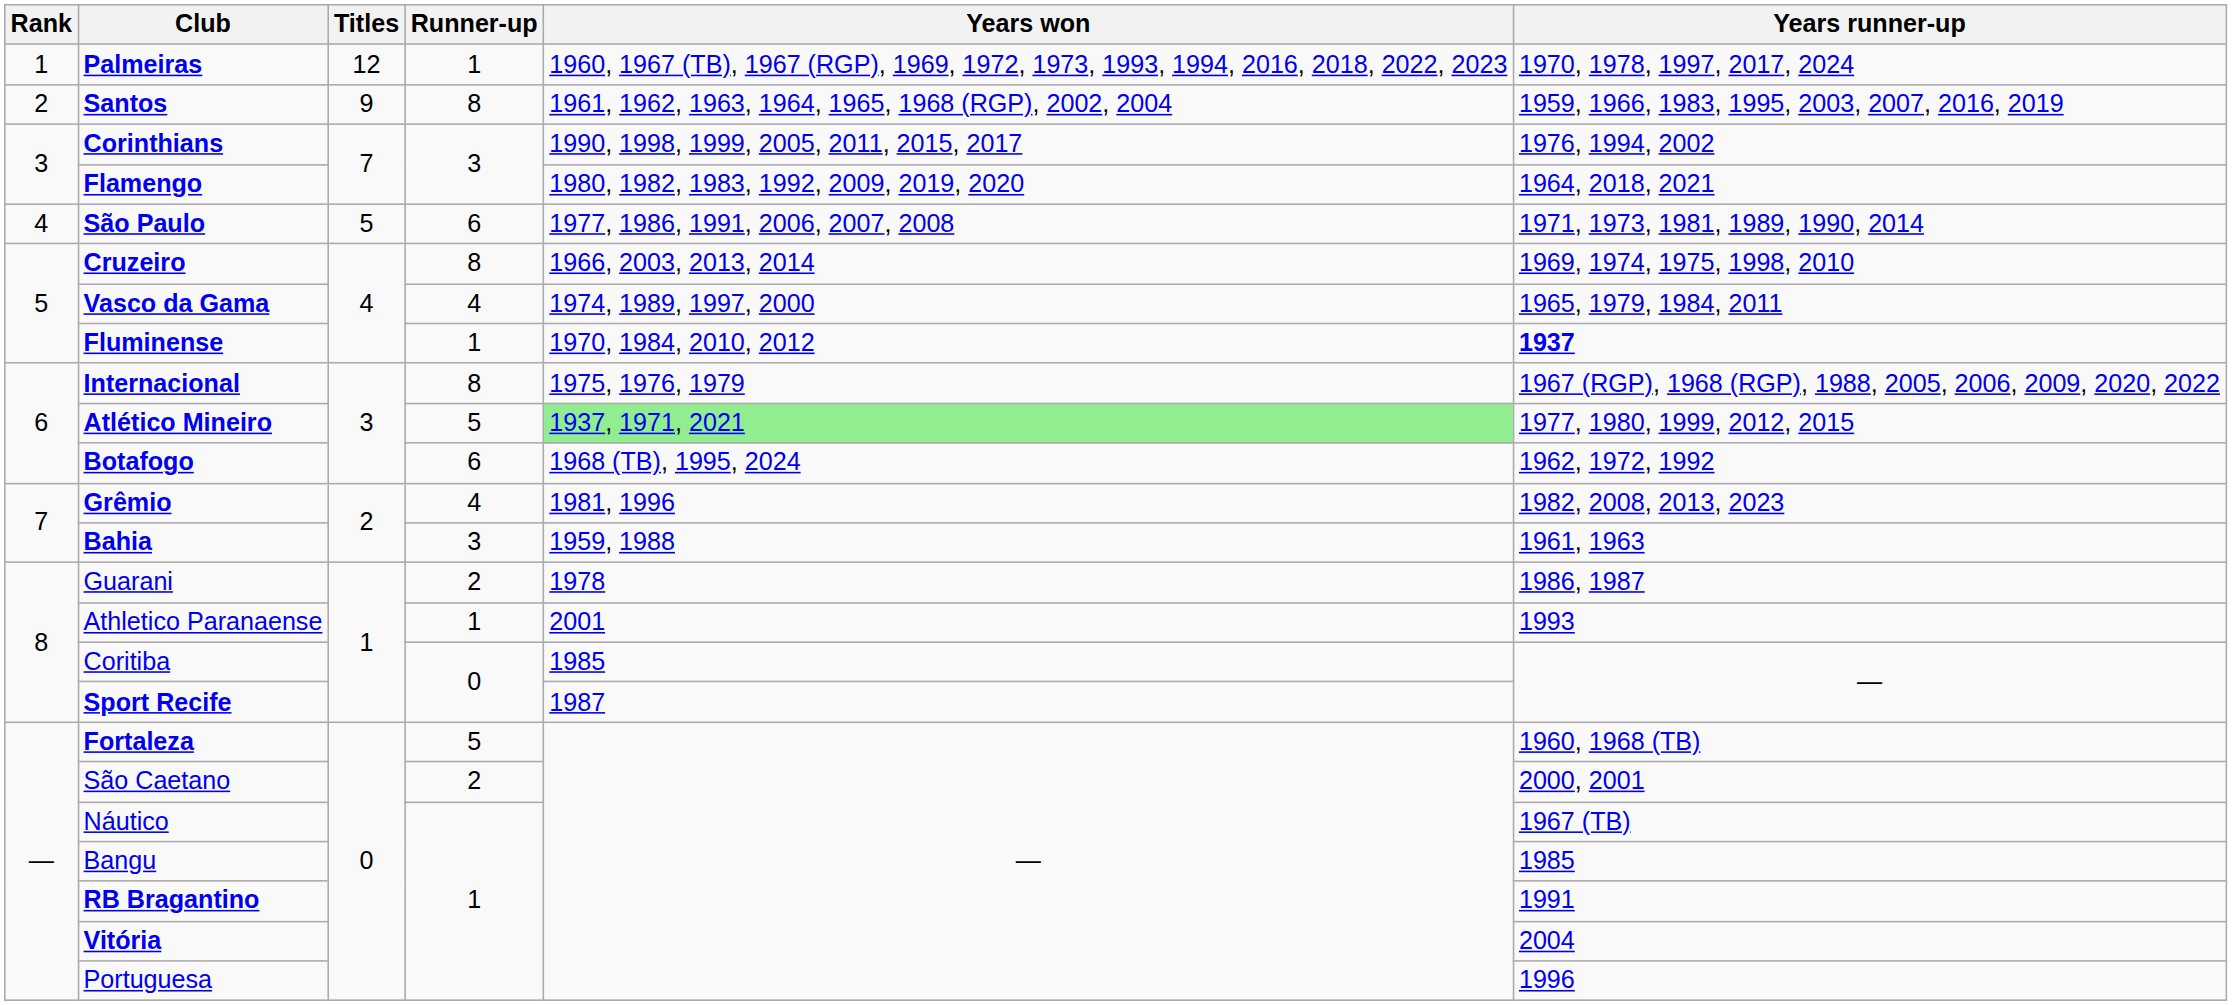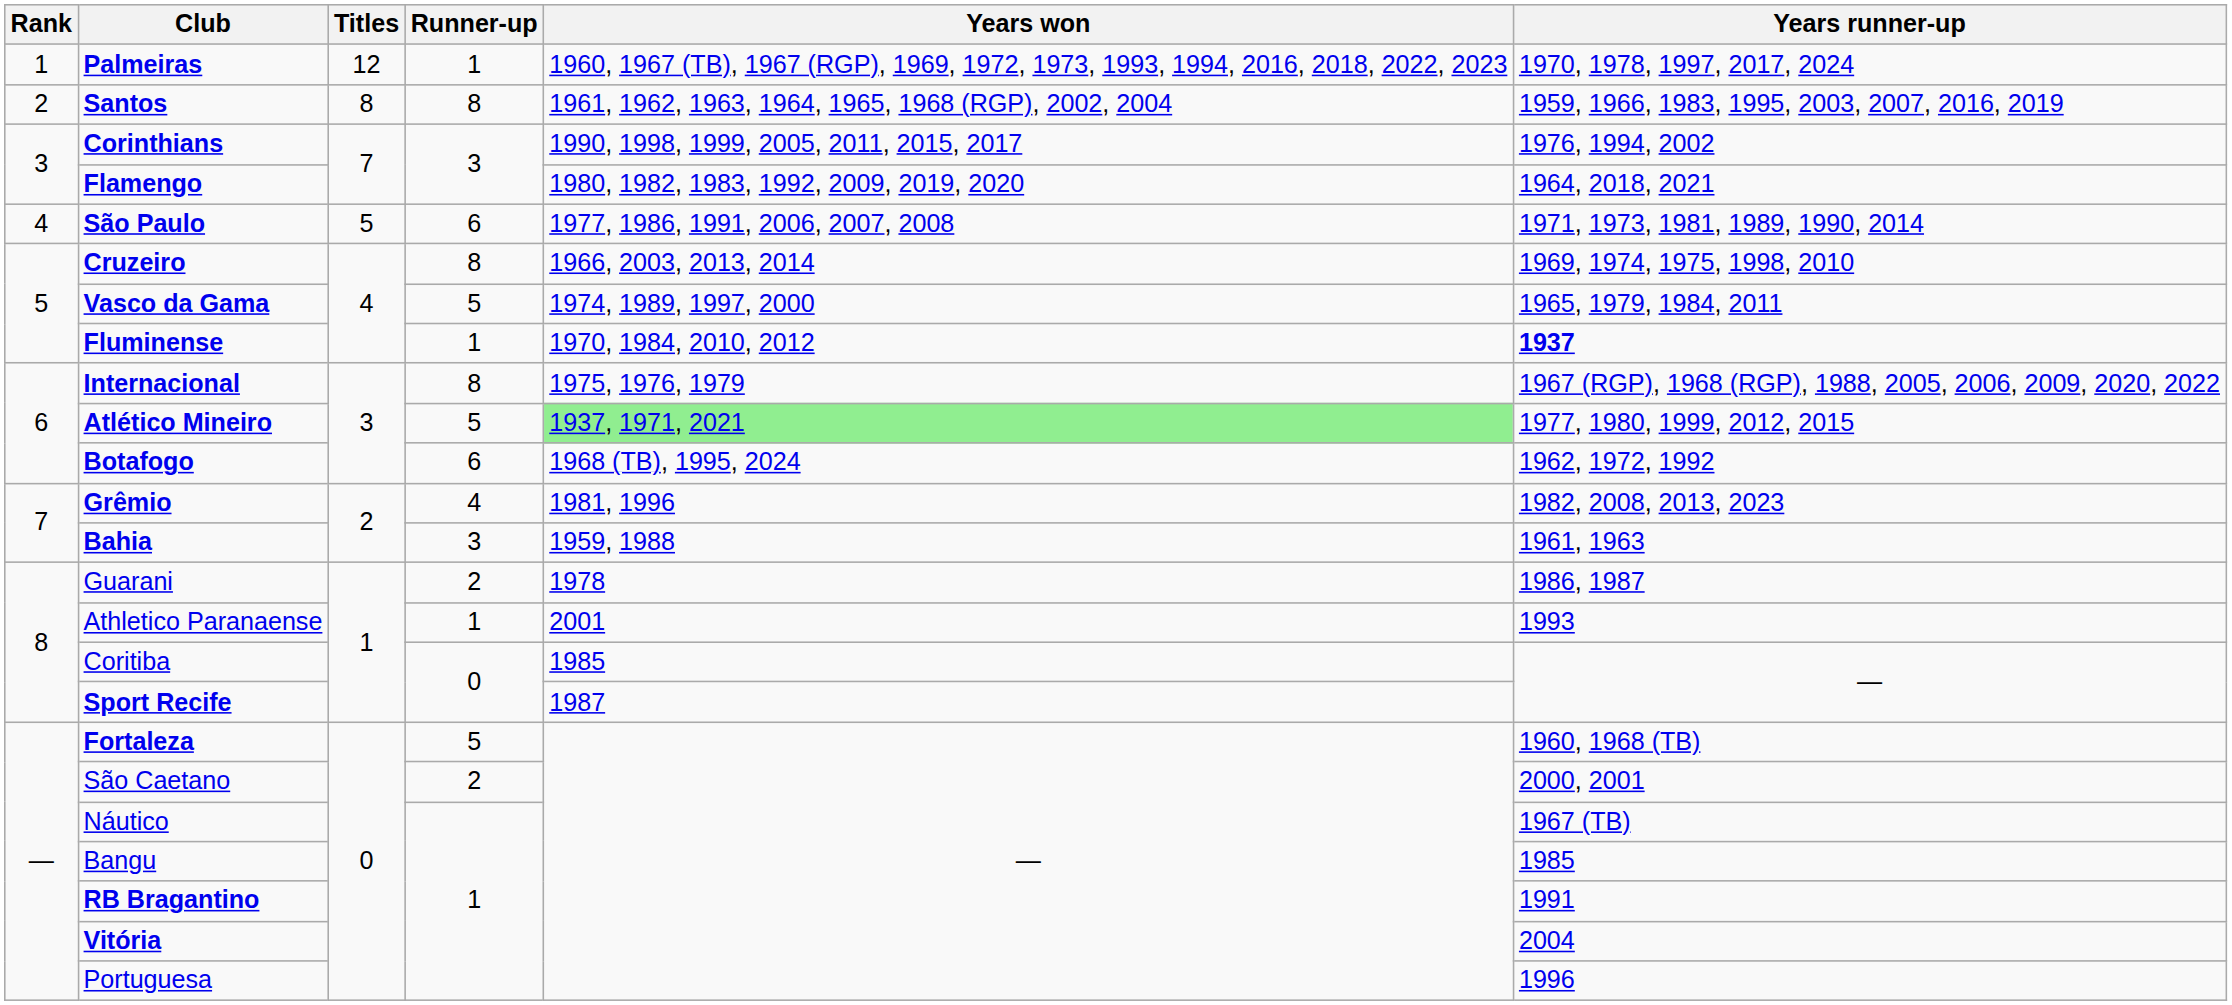(367, 104) 9 -> (367, 104) 8
(474, 303) 4 -> (474, 303) 5
